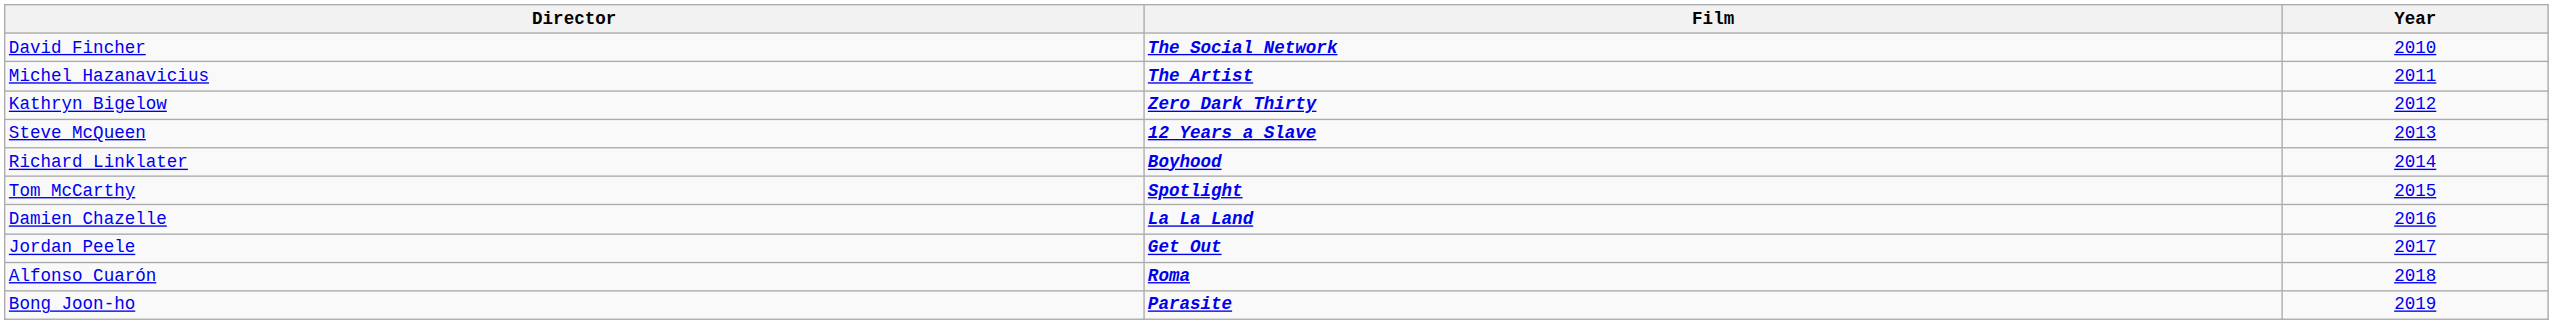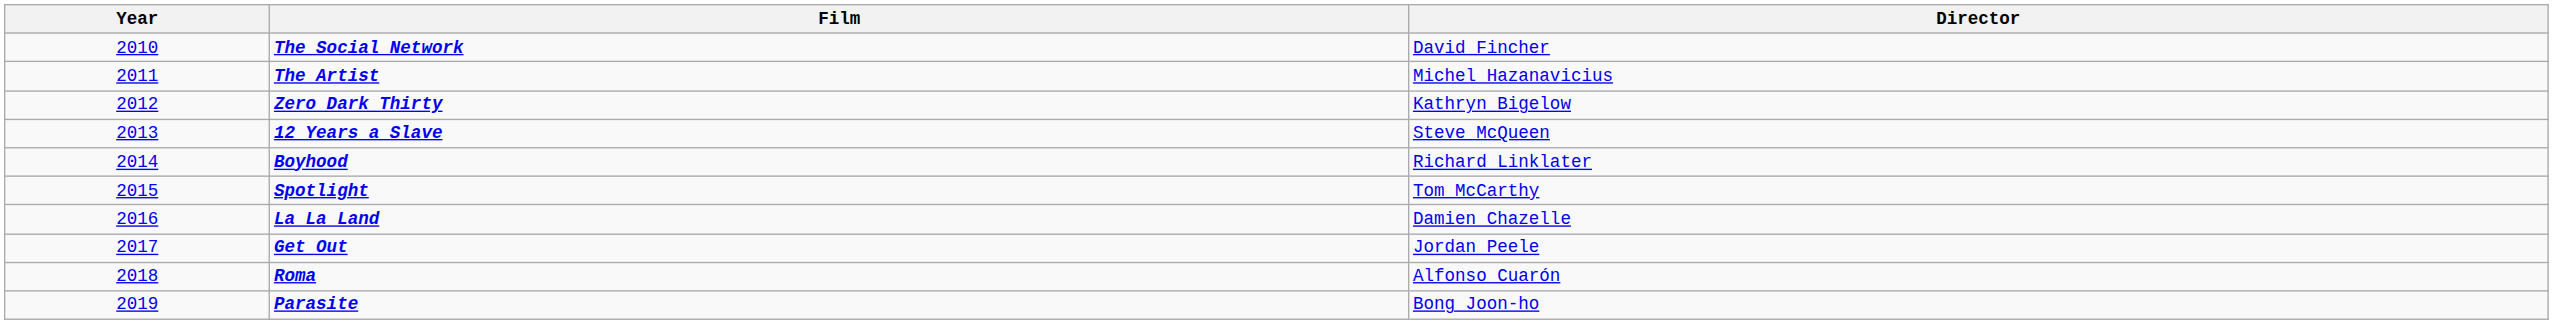columns swapped: (2415, 19) <-> (574, 19)
